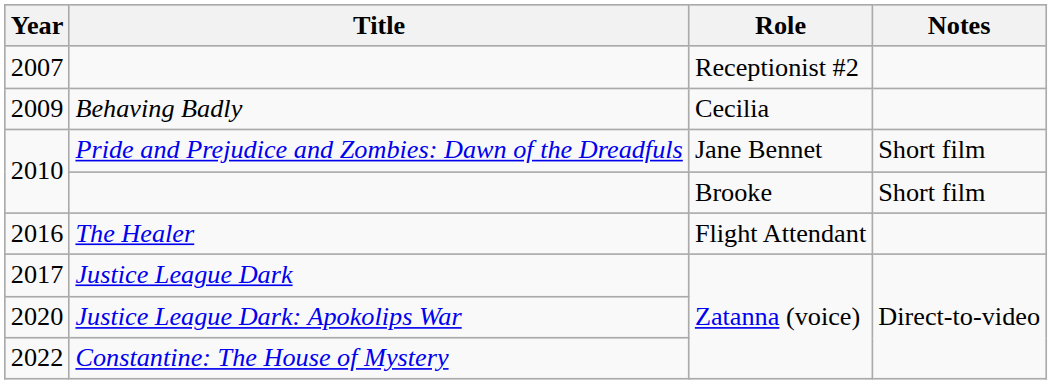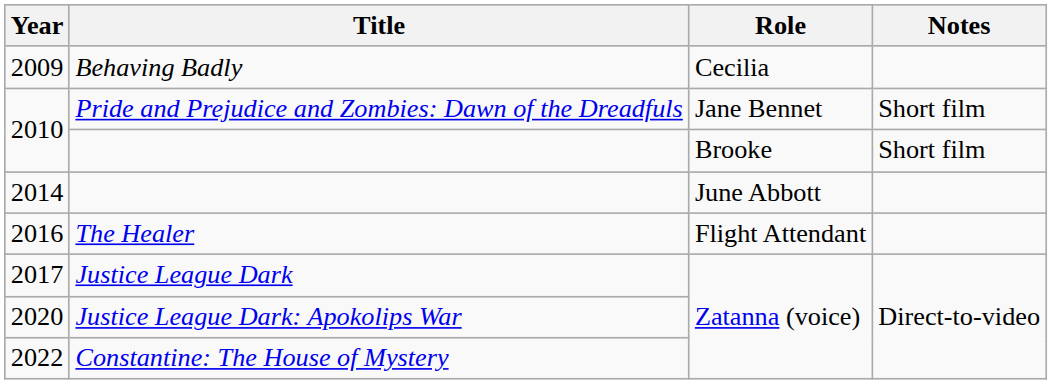- row: (37, 66)
+ row: (37, 191)
